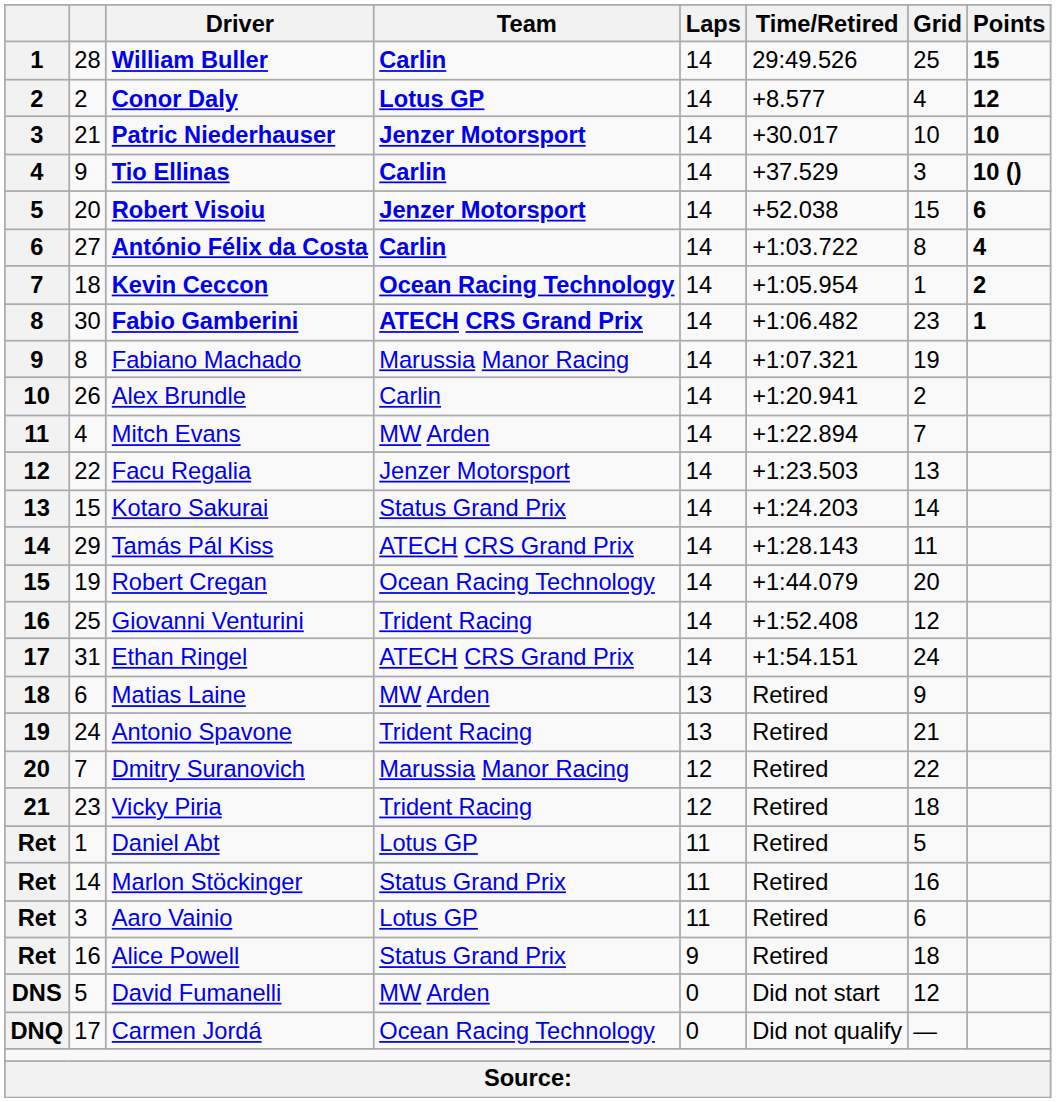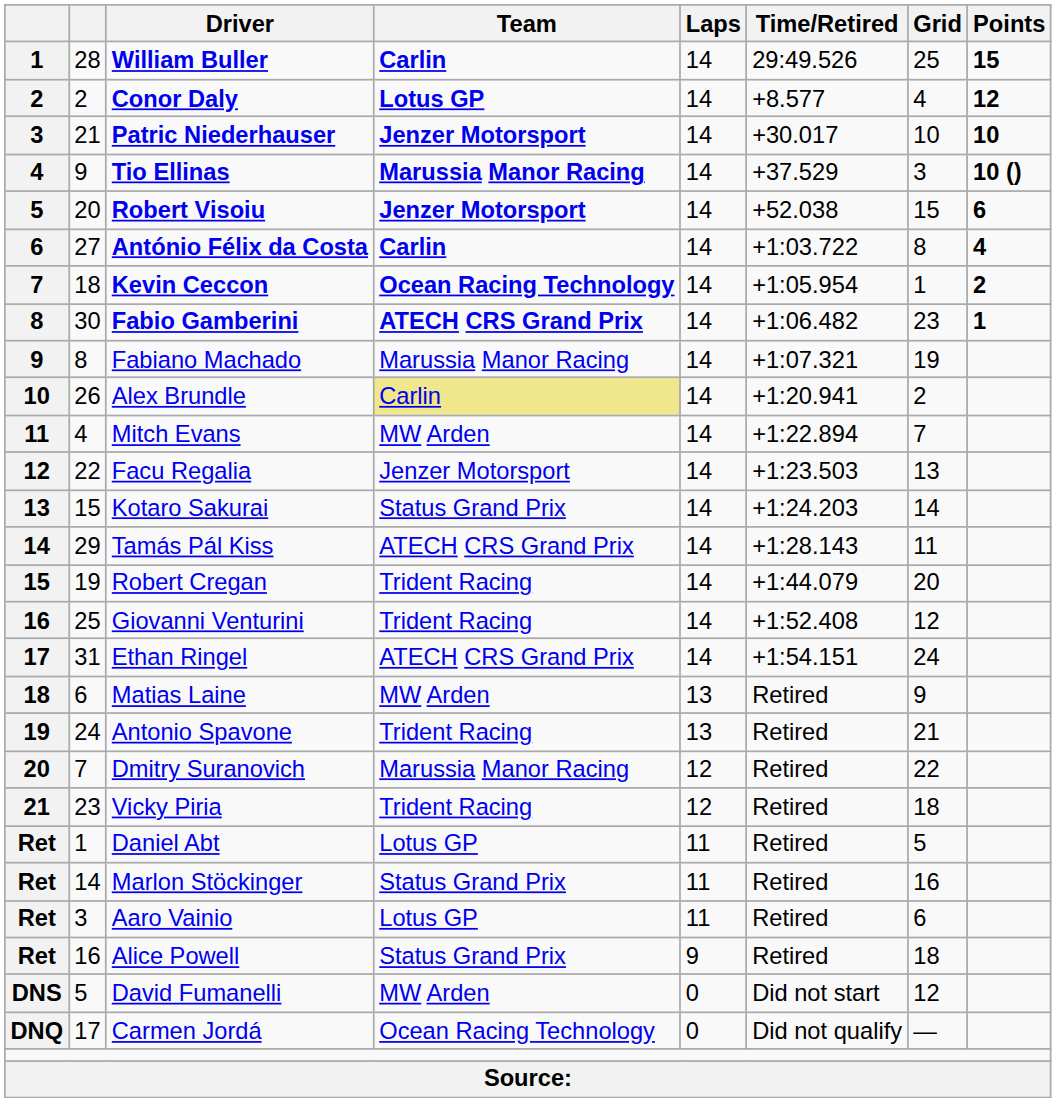(413, 172) Carlin -> (512, 172) Marussia Manor Racing
(410, 396) no background -> (410, 396) khaki background
(517, 583) Ocean Racing Technology -> (456, 583) Trident Racing
